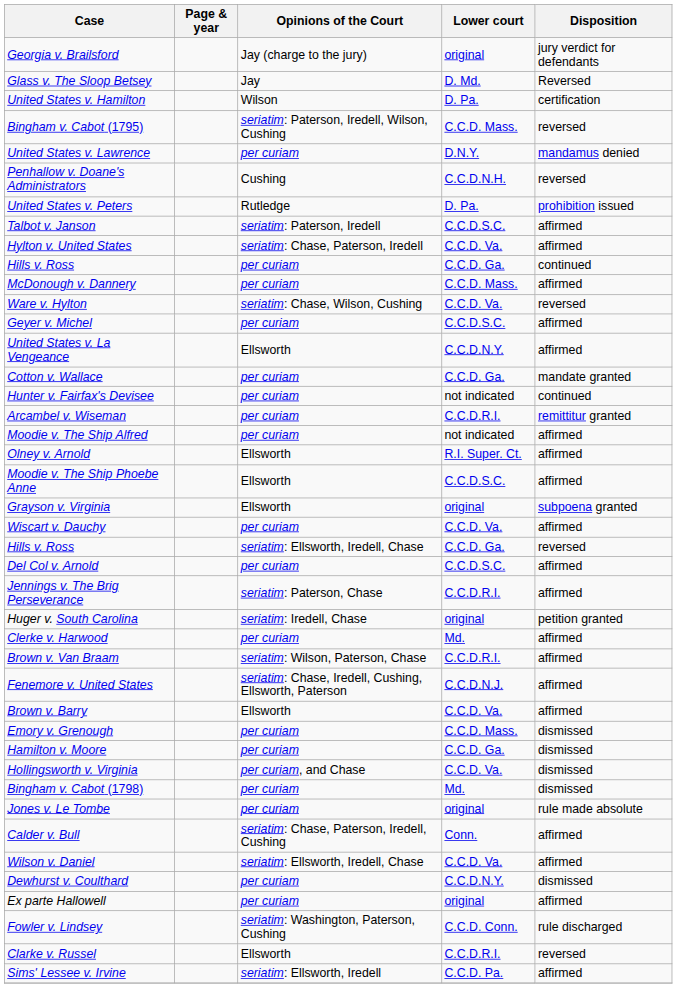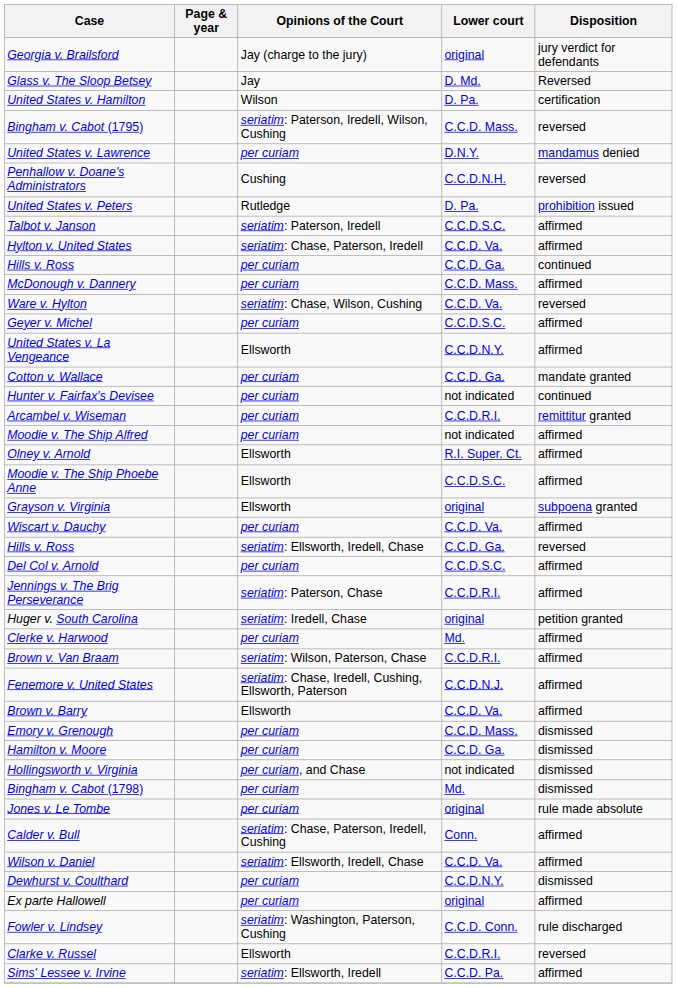(473, 769) C.C.D. Va. -> (479, 769) not indicated
